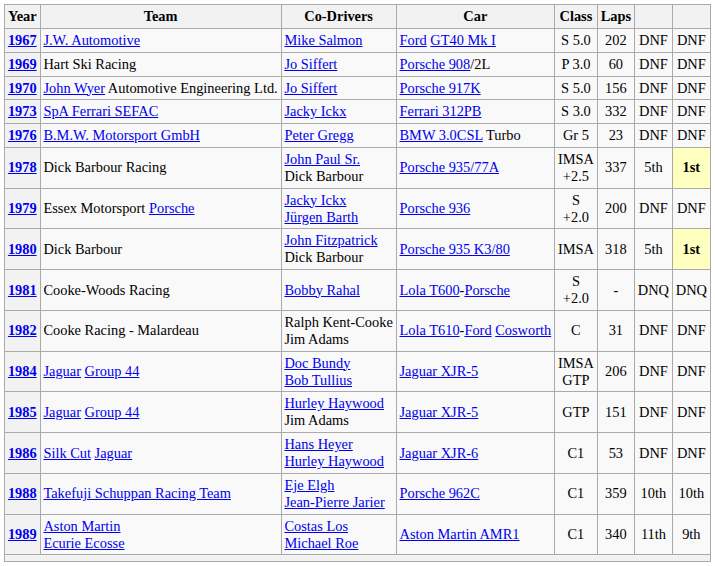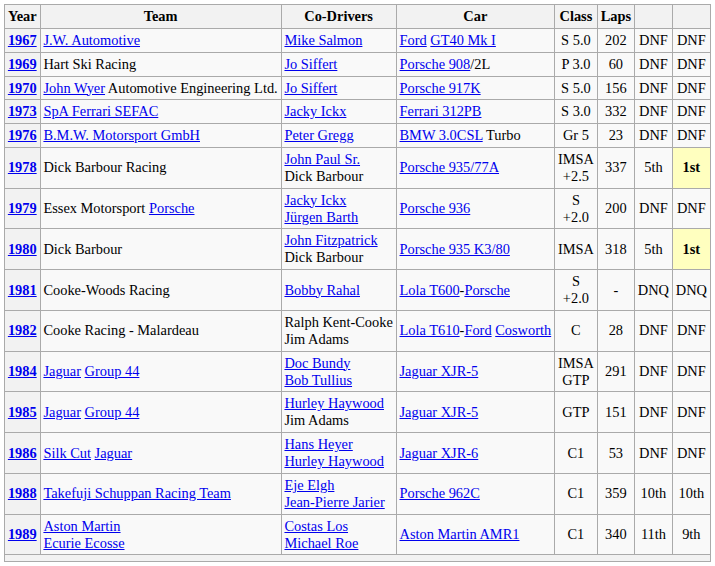(616, 330) 31 -> (616, 330) 28
(616, 371) 206 -> (616, 371) 291
